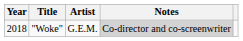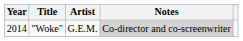(17, 28) 2018 -> (17, 28) 2014
